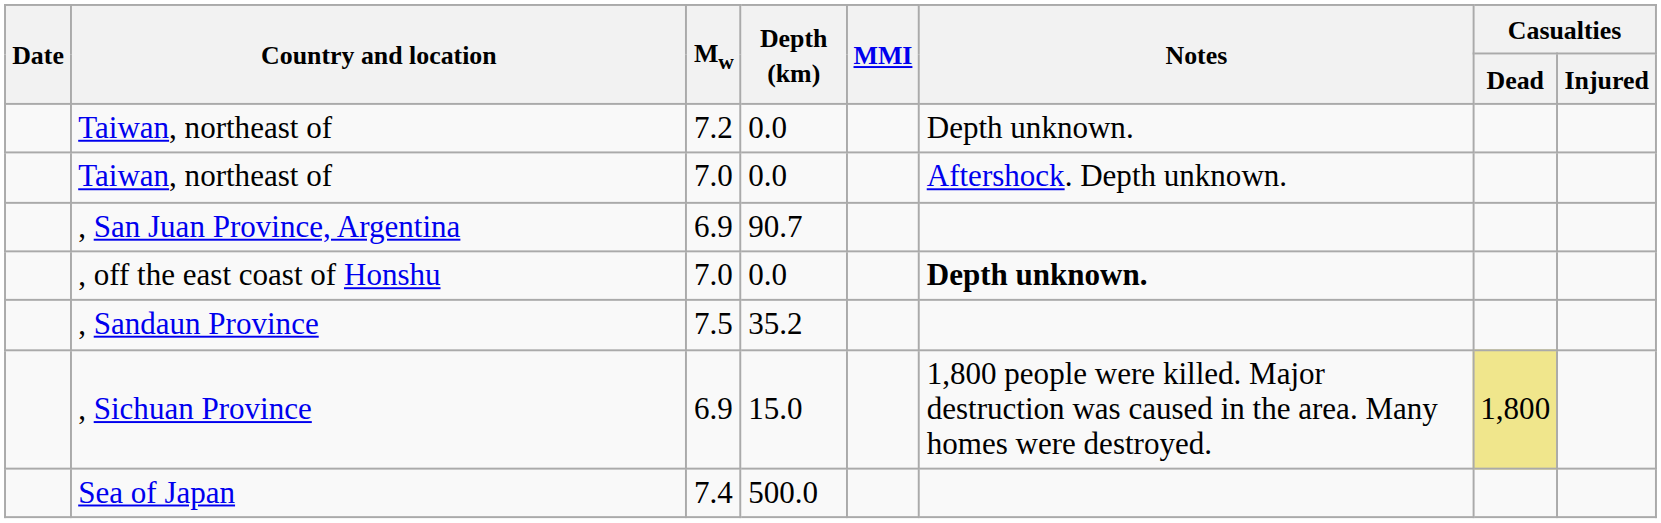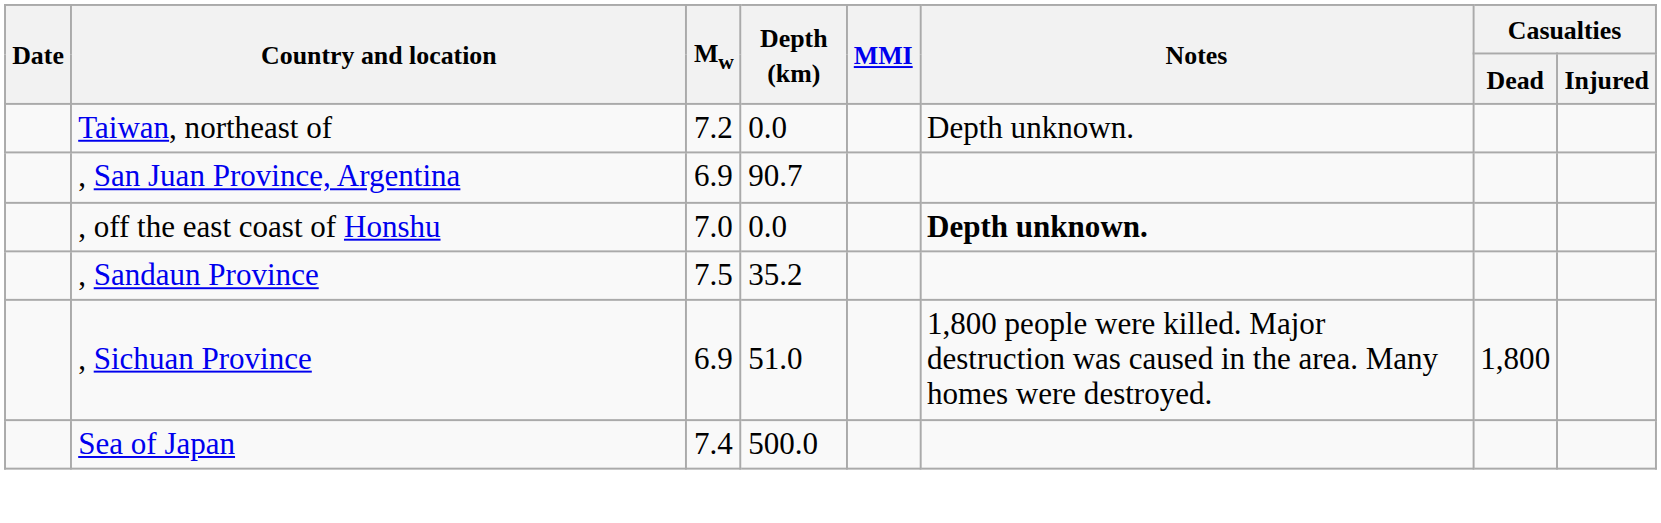- row: (205, 176)
(775, 408) 15.0 -> (775, 359) 51.0
(1515, 408) khaki background -> (1515, 359) no background
